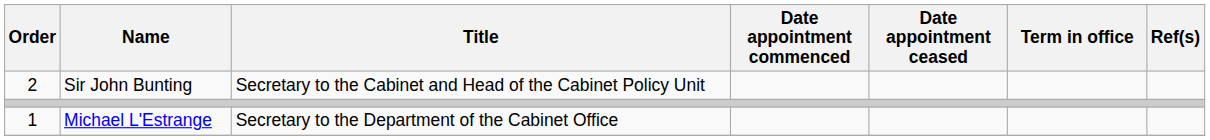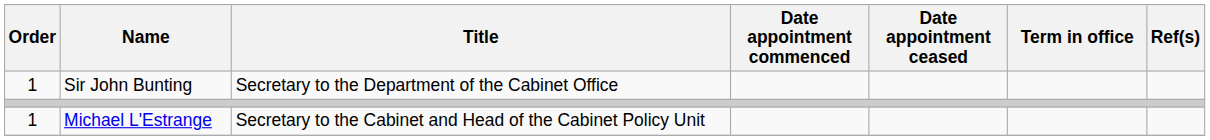(32, 85) 2 -> (32, 85) 1
(470, 85) Secretary to the Cabinet and Head of the Cabinet Policy Unit -> (427, 85) Secretary to the Department of the Cabinet Office
(427, 120) Secretary to the Department of the Cabinet Office -> (470, 120) Secretary to the Cabinet and Head of the Cabinet Policy Unit
